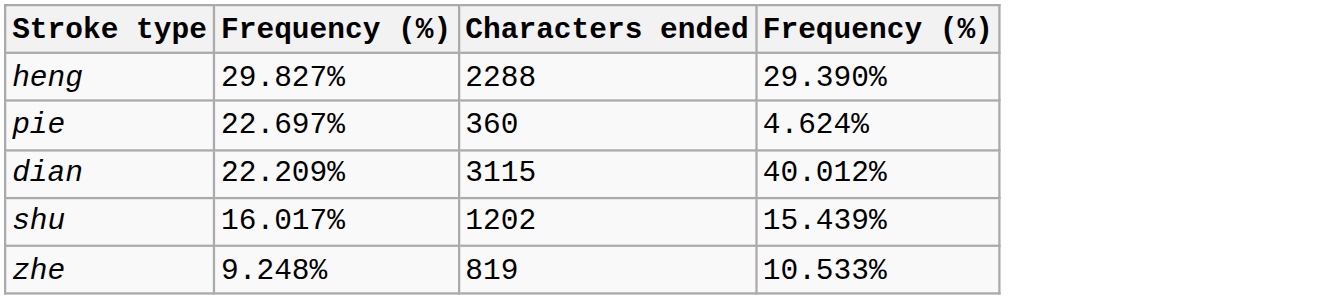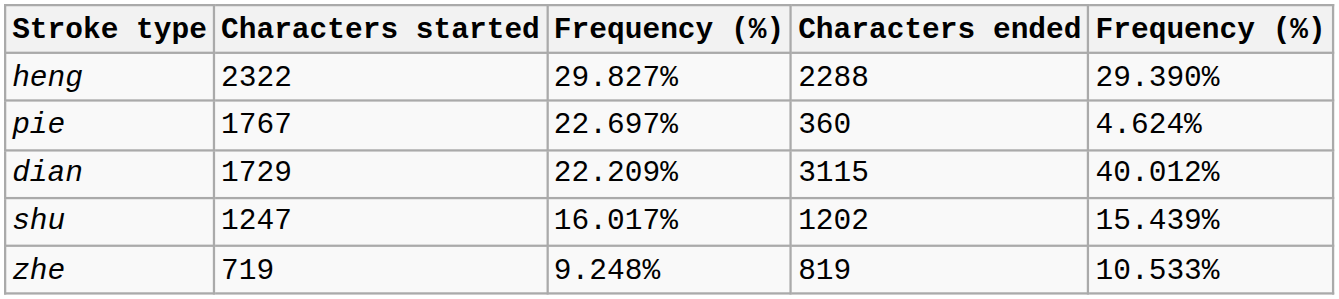+ column: (380, 29)
